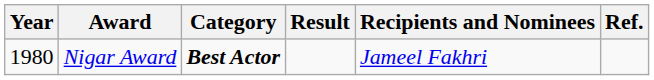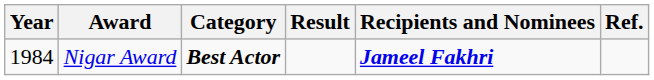(32, 56) 1980 -> (32, 56) 1984
(424, 56) normal -> (427, 56) bold
